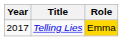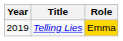(18, 28) 2017 -> (18, 28) 2019
